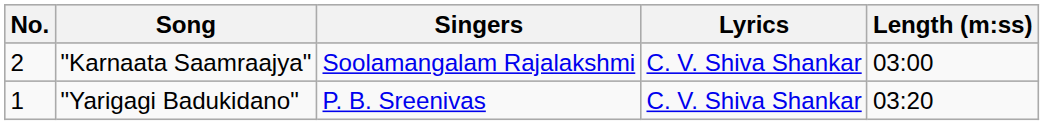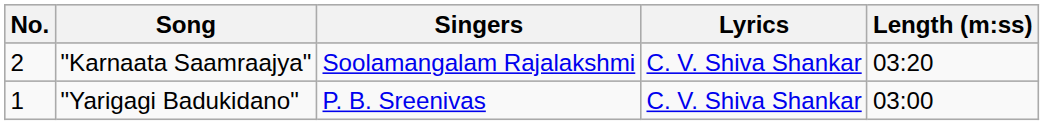(903, 62) 03:00 -> (903, 62) 03:20
(903, 101) 03:20 -> (903, 101) 03:00
